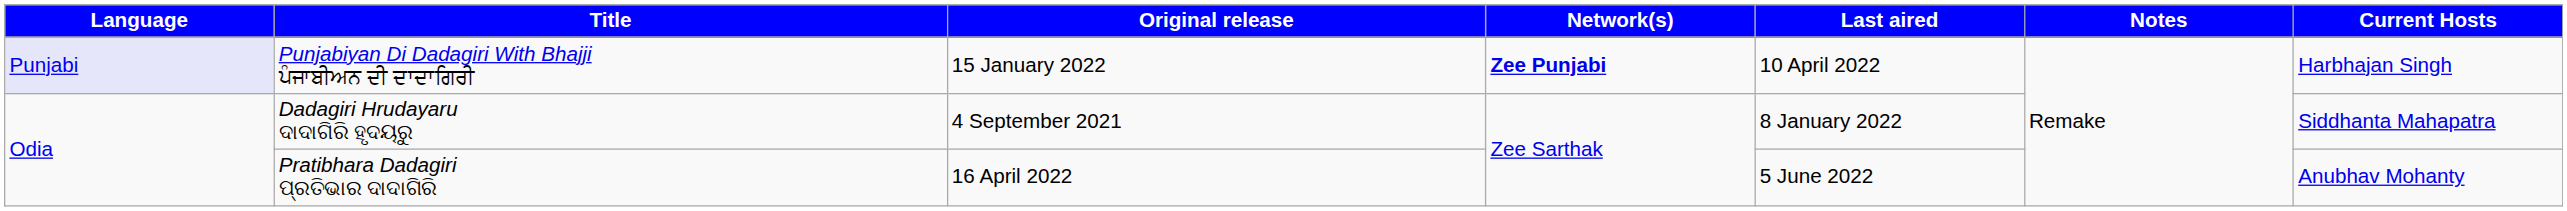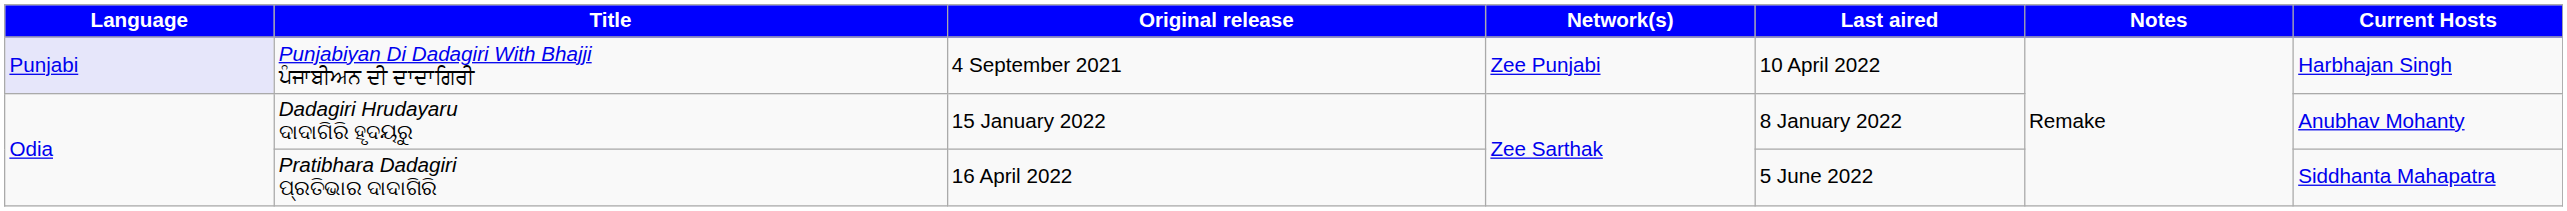(1029, 65) 15 January 2022 -> (1037, 65) 4 September 2021
(1548, 65) bold -> (1545, 65) normal
(1037, 121) 4 September 2021 -> (1029, 121) 15 January 2022
(2397, 121) Siddhanta Mahapatra -> (2381, 121) Anubhav Mohanty
(2381, 177) Anubhav Mohanty -> (2397, 177) Siddhanta Mahapatra
